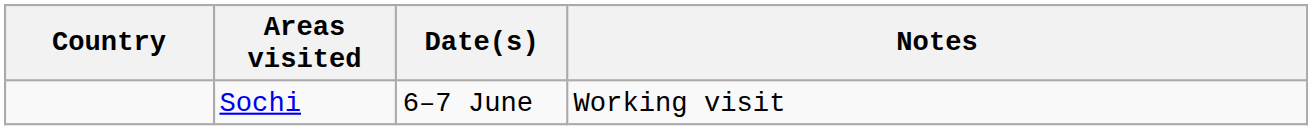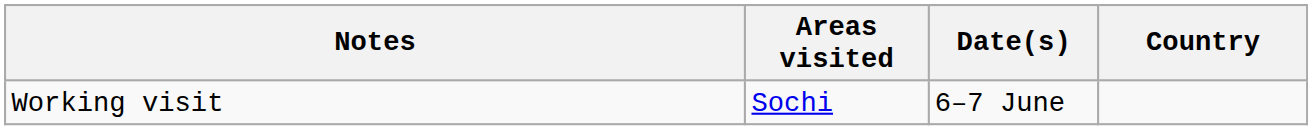columns swapped: (109, 43) <-> (937, 43)
